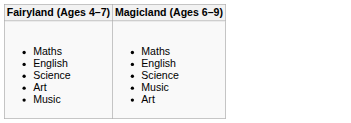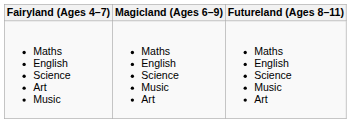+ column: (286, 12)
